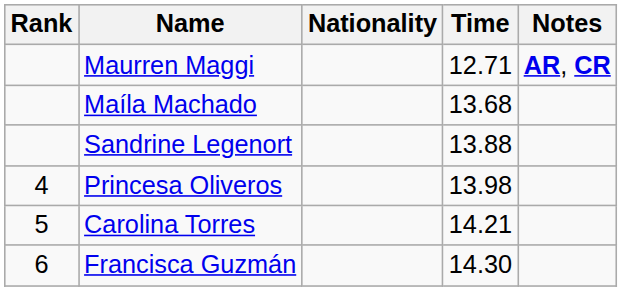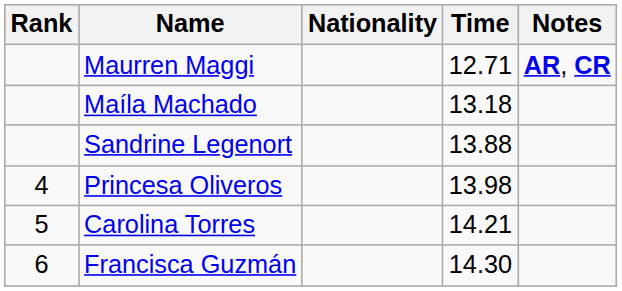(480, 104) 13.68 -> (480, 104) 13.18
